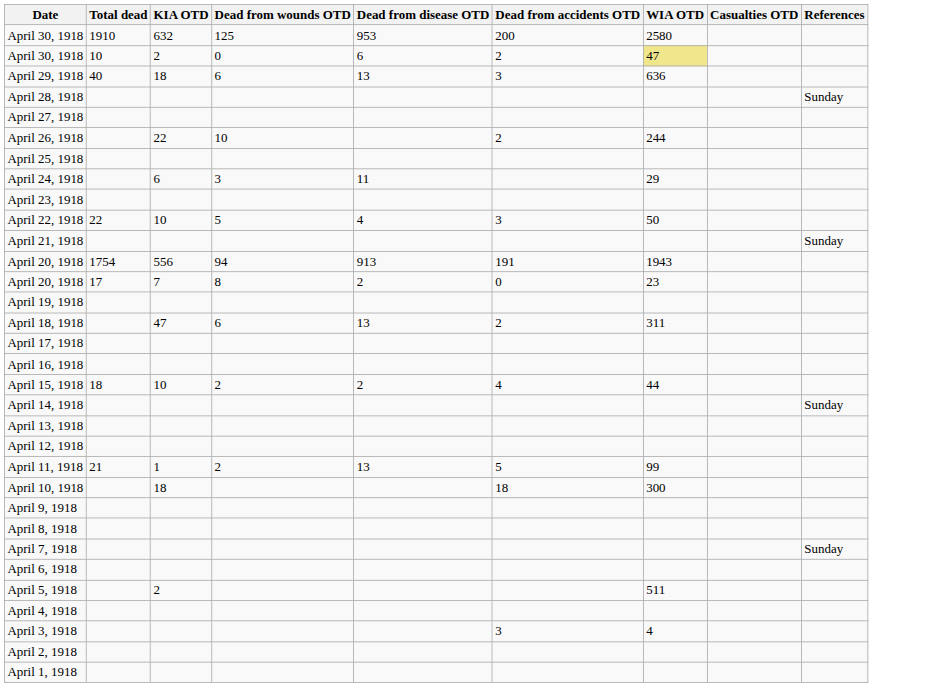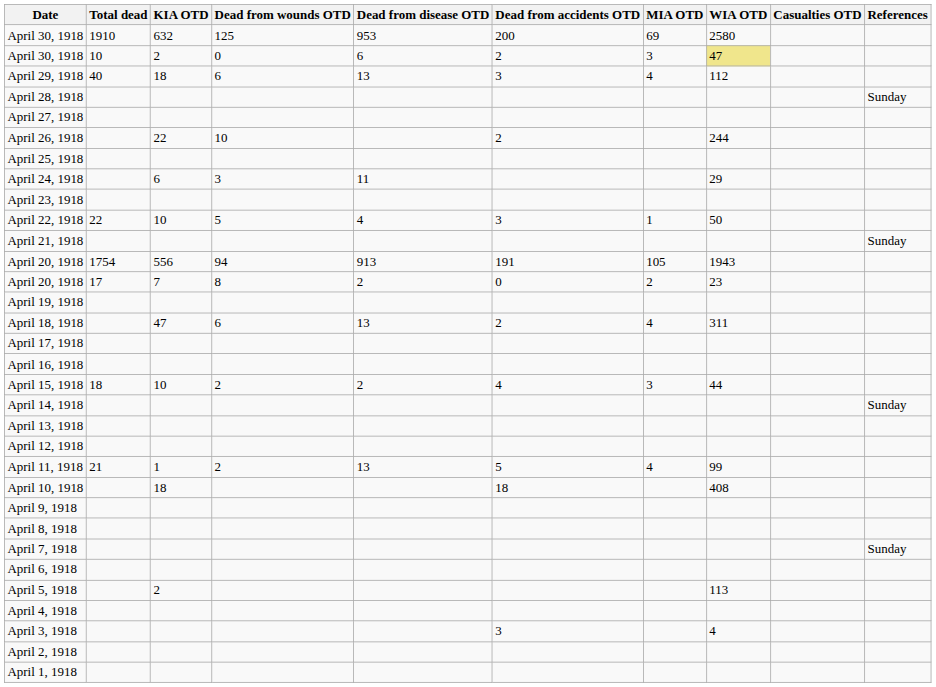+ column: (675, 14)
(656, 76) 636 -> (719, 76) 112
(656, 487) 300 -> (719, 487) 408
(656, 590) 511 -> (719, 590) 113
